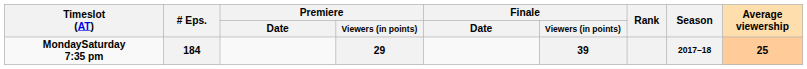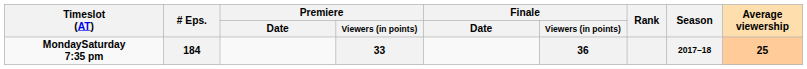(379, 50) 29 -> (379, 50) 33
(583, 50) 39 -> (583, 50) 36
